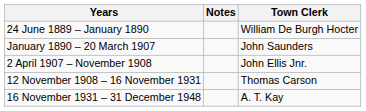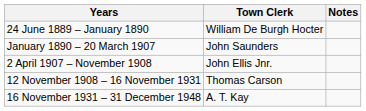columns swapped: (299, 13) <-> (221, 13)
